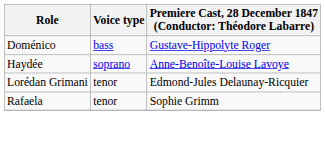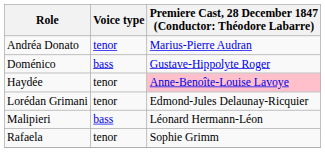+ row: (43, 45)
(112, 63) soprano -> (105, 82) tenor
(219, 63) no background -> (219, 82) pink background
+ row: (29, 119)
